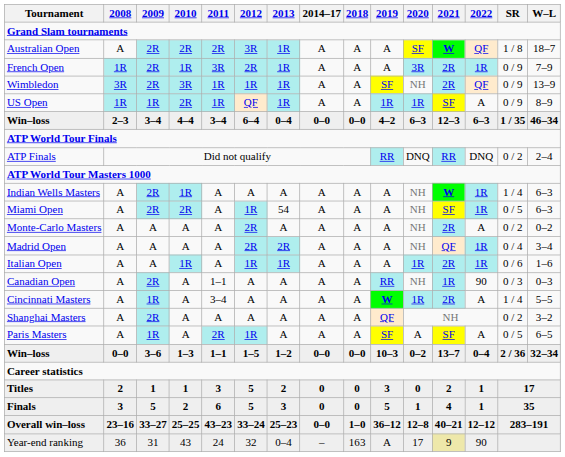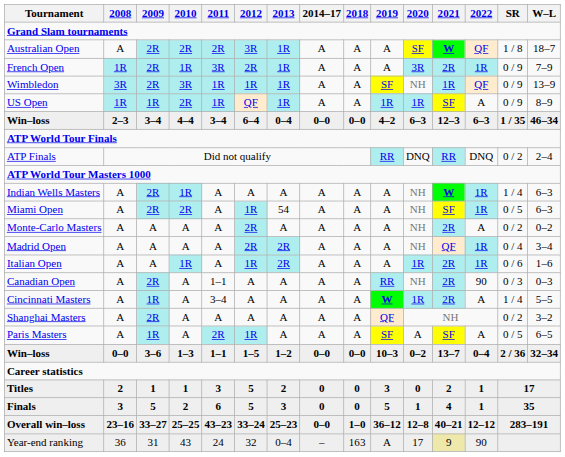(449, 84) 2R -> (449, 84) 1R
(284, 263) 1R -> (284, 263) 2R
(449, 281) 1R -> (449, 281) 2R
